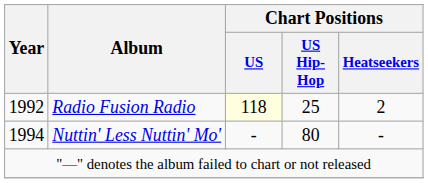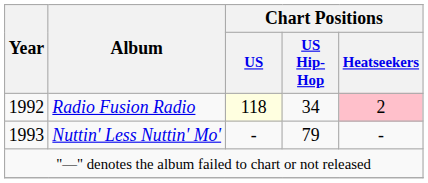(311, 107) 25 -> (311, 107) 34
(381, 107) no background -> (381, 107) pink background
(26, 135) 1994 -> (26, 135) 1993
(311, 135) 80 -> (311, 135) 79
